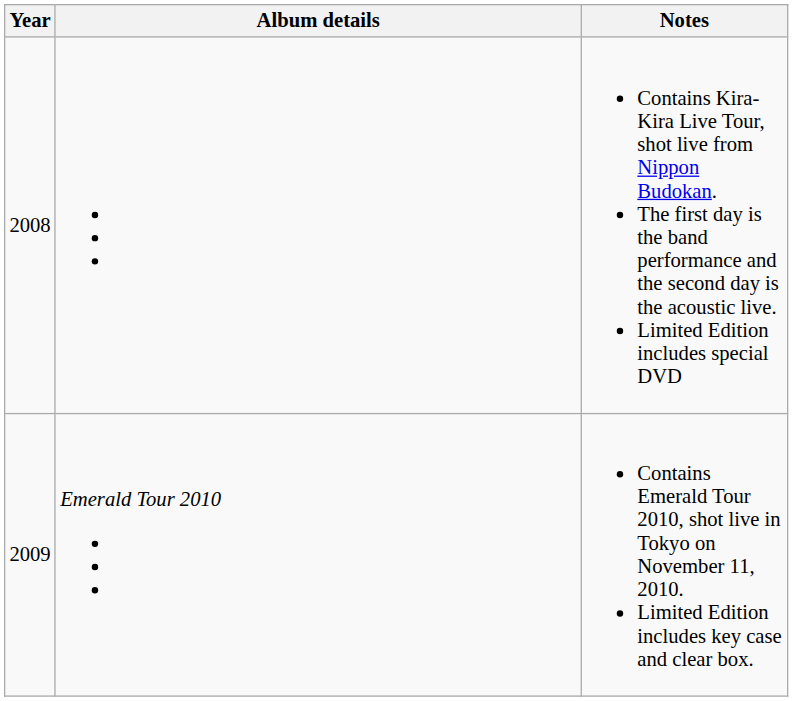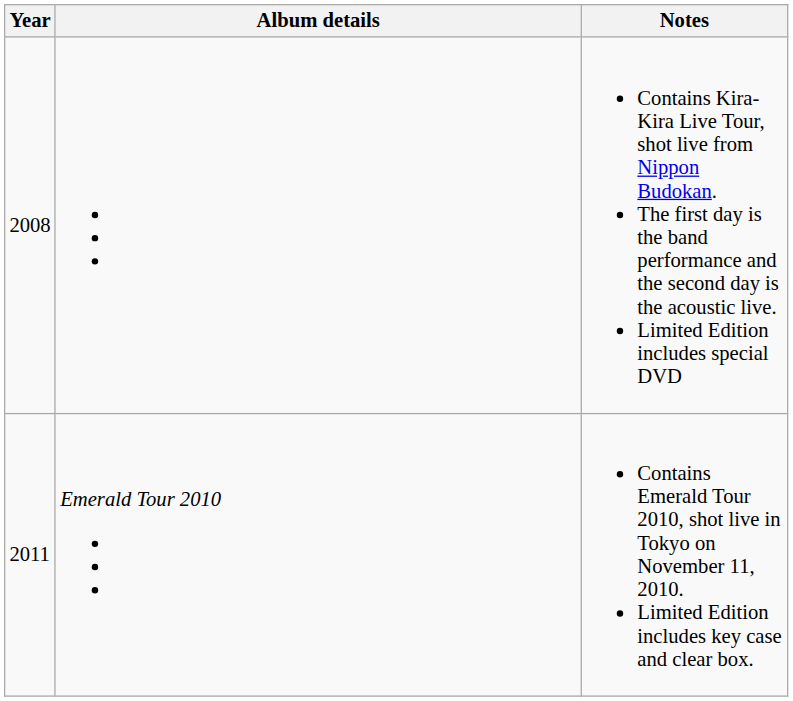(30, 554) 2009 -> (30, 554) 2011
